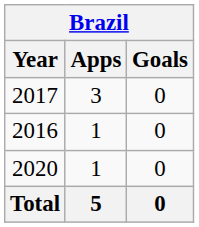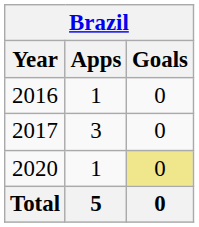rows swapped: (35, 131) <-> (35, 95)
(160, 167) no background -> (160, 167) khaki background
